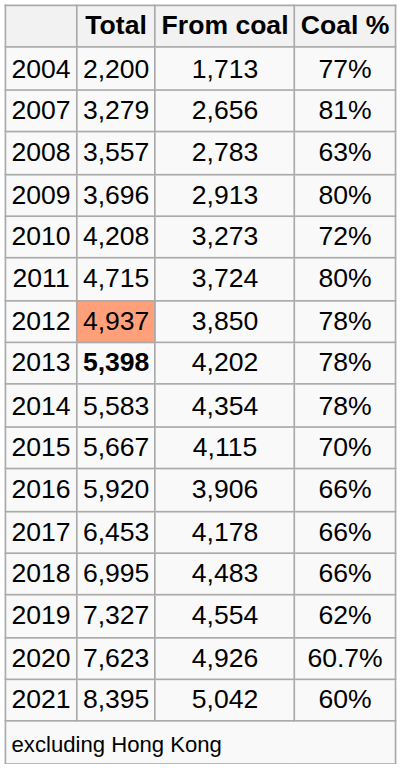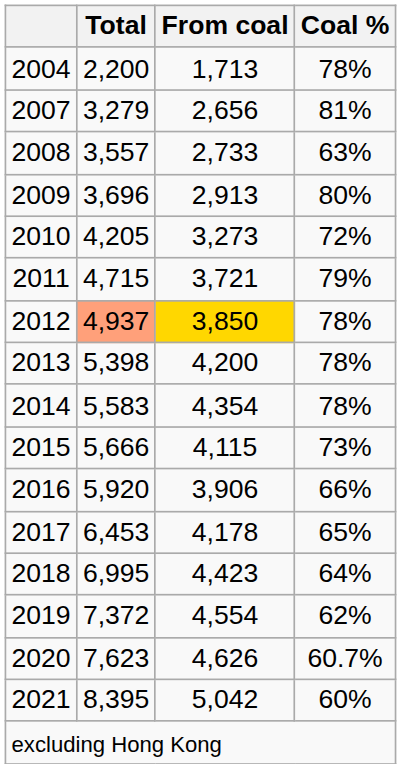(345, 68) 77% -> (345, 68) 78%
(225, 152) 2,783 -> (225, 152) 2,733
(116, 236) 4,208 -> (116, 236) 4,205
(225, 278) 3,724 -> (225, 278) 3,721
(345, 278) 80% -> (345, 278) 79%
(225, 320) no background -> (225, 320) gold background
(116, 363) bold -> (116, 363) normal
(225, 363) 4,202 -> (225, 363) 4,200
(116, 447) 5,667 -> (116, 447) 5,666
(345, 447) 70% -> (345, 447) 73%
(345, 531) 66% -> (345, 531) 65%
(225, 573) 4,483 -> (225, 573) 4,423
(345, 573) 66% -> (345, 573) 64%
(116, 615) 7,327 -> (116, 615) 7,372
(225, 657) 4,926 -> (225, 657) 4,626
